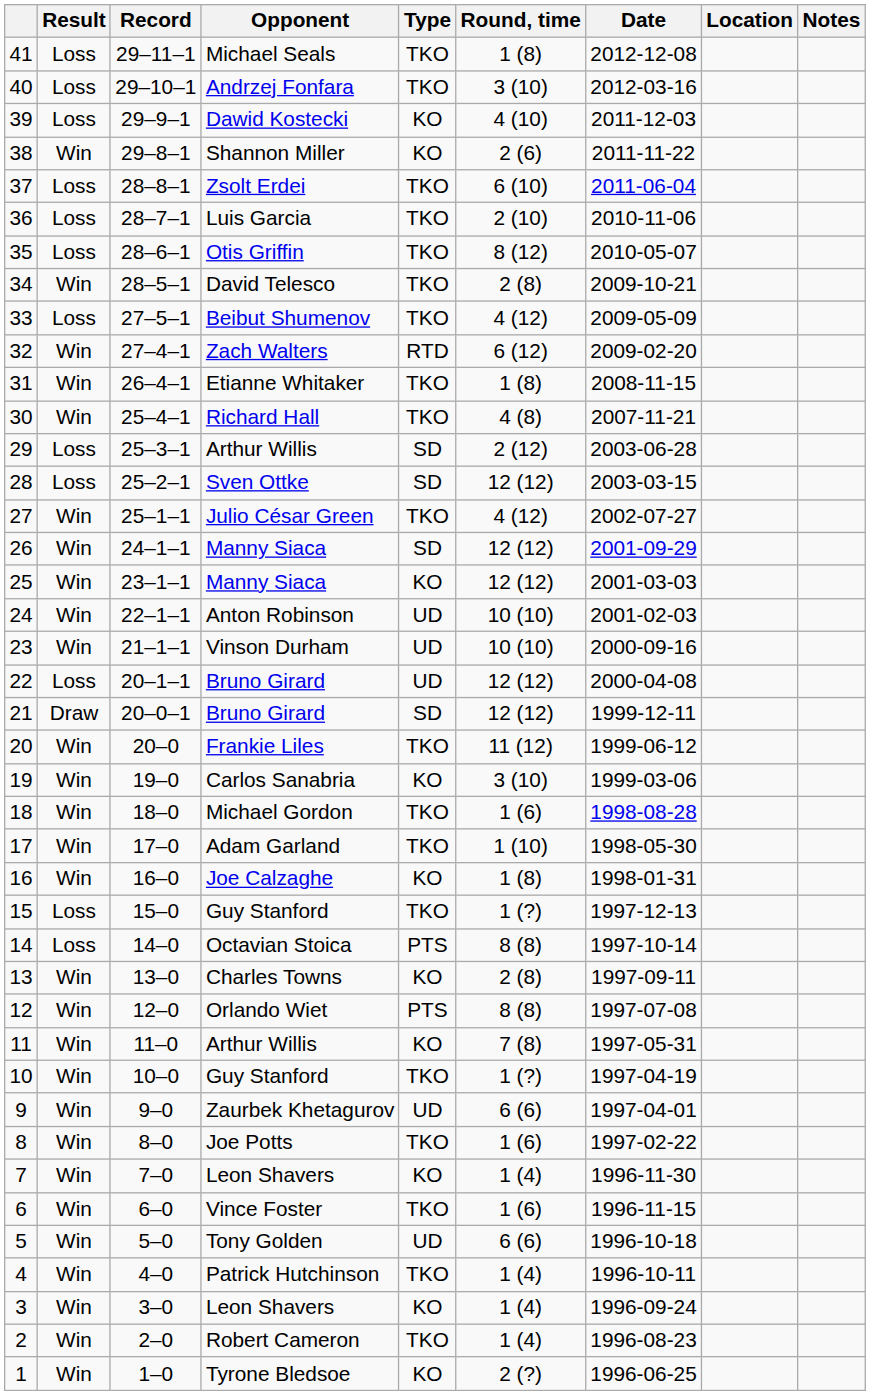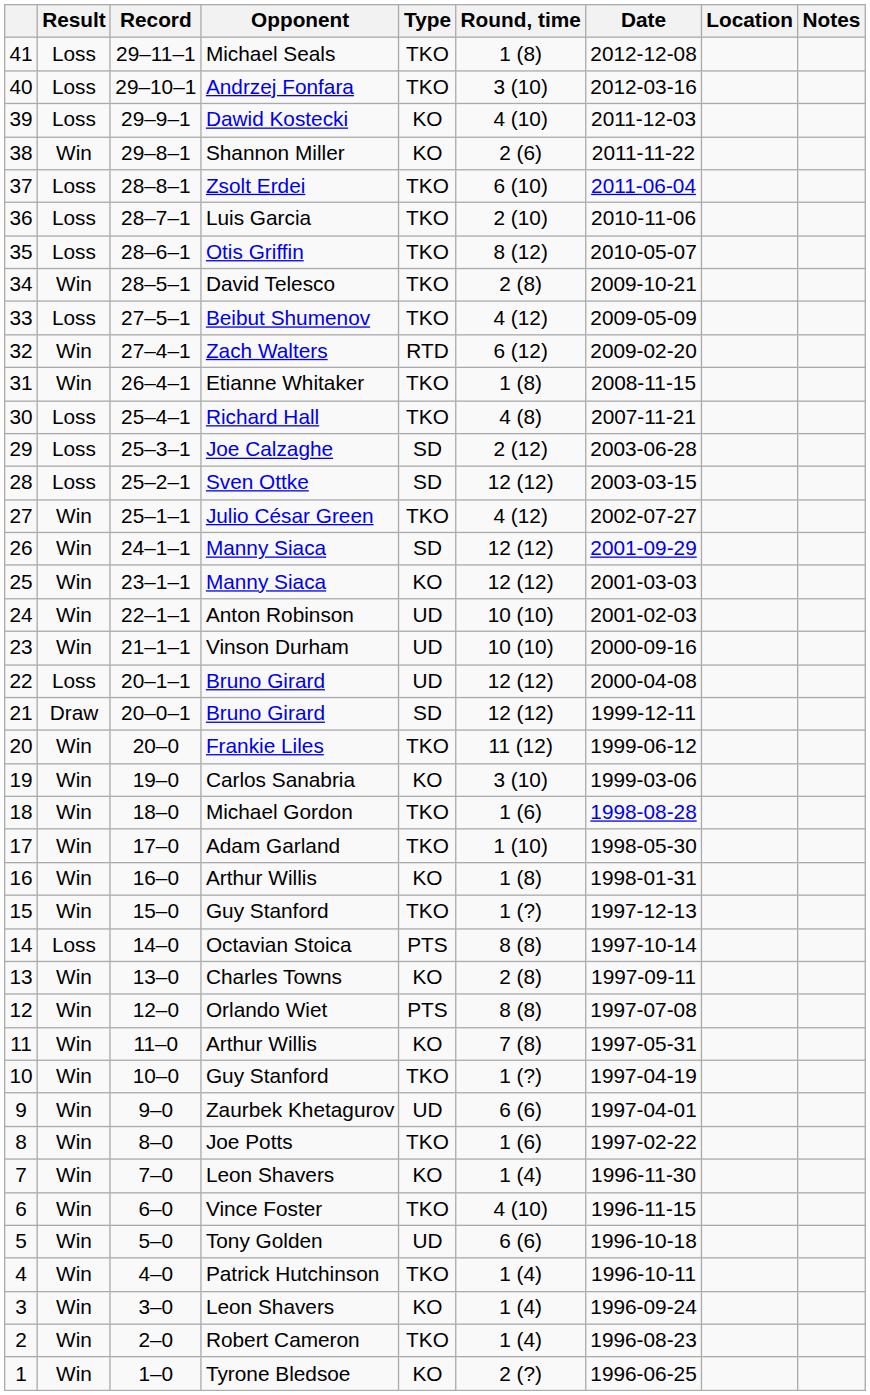(74, 416) Win -> (74, 416) Loss
(261, 449) Arthur Willis -> (270, 449) Joe Calzaghe
(270, 878) Joe Calzaghe -> (261, 878) Arthur Willis
(74, 911) Loss -> (74, 911) Win
(521, 1208) 1 (6) -> (521, 1208) 4 (10)
